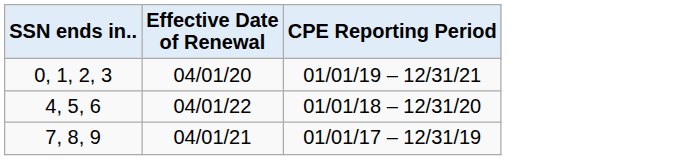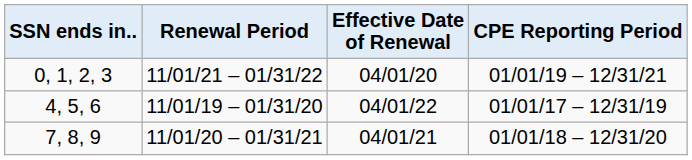+ column: (234, 31)
(392, 106) 01/01/18 – 12/31/20 -> (578, 106) 01/01/17 – 12/31/19
(392, 138) 01/01/17 – 12/31/19 -> (578, 138) 01/01/18 – 12/31/20
